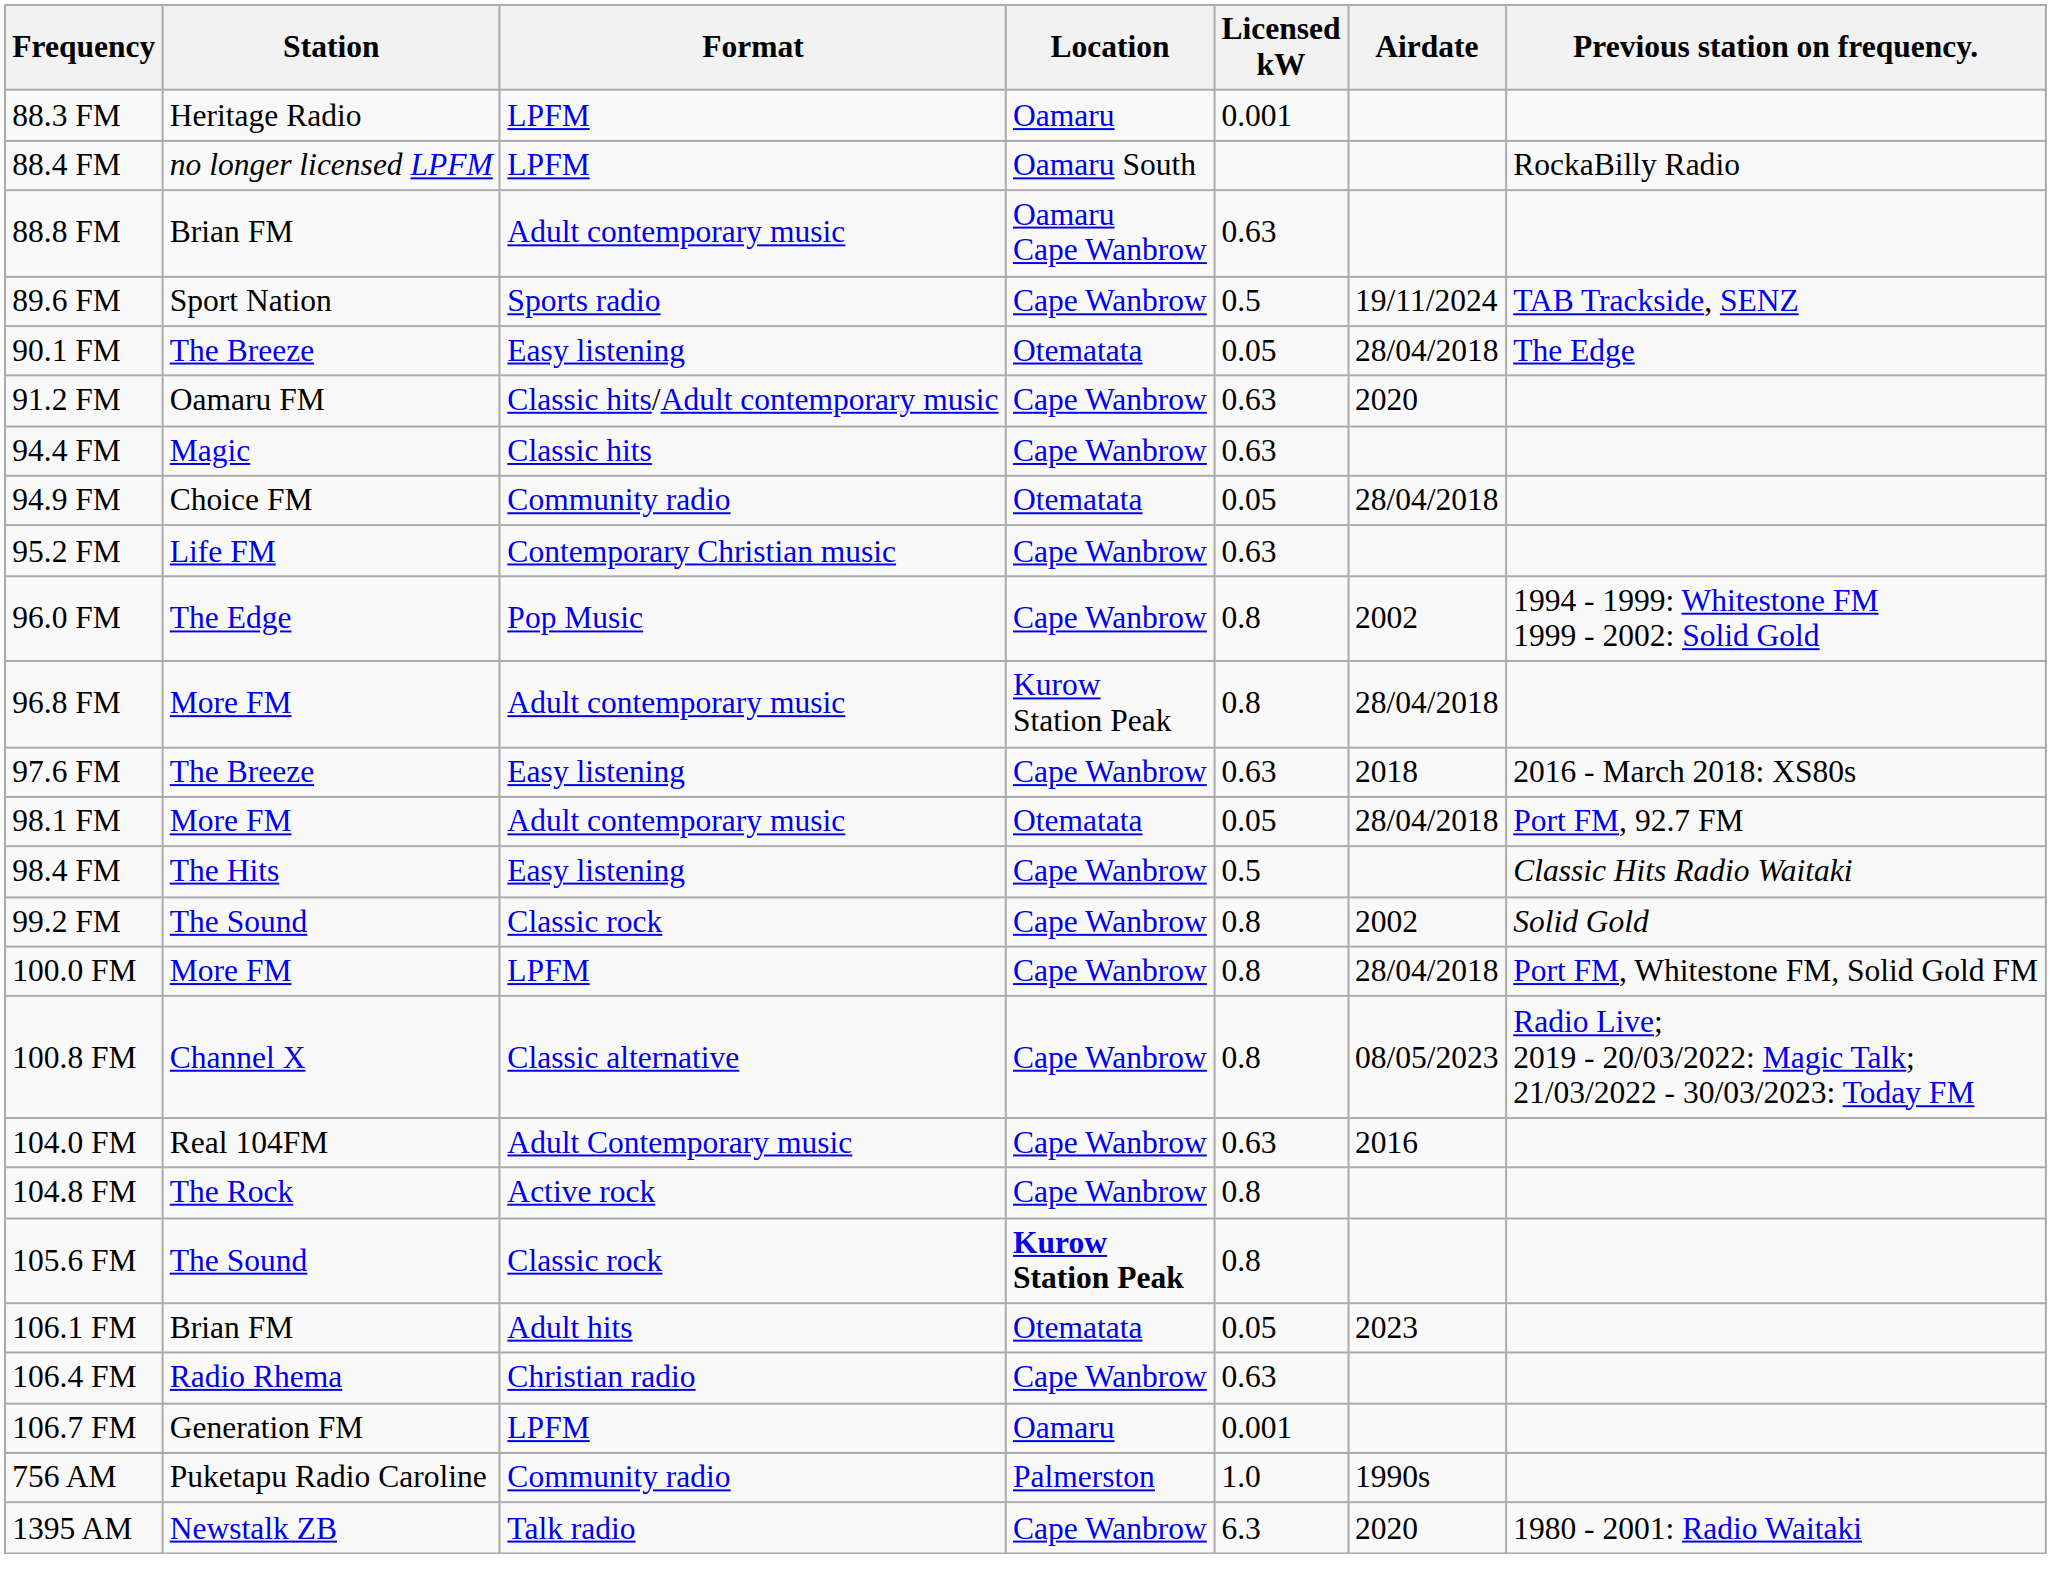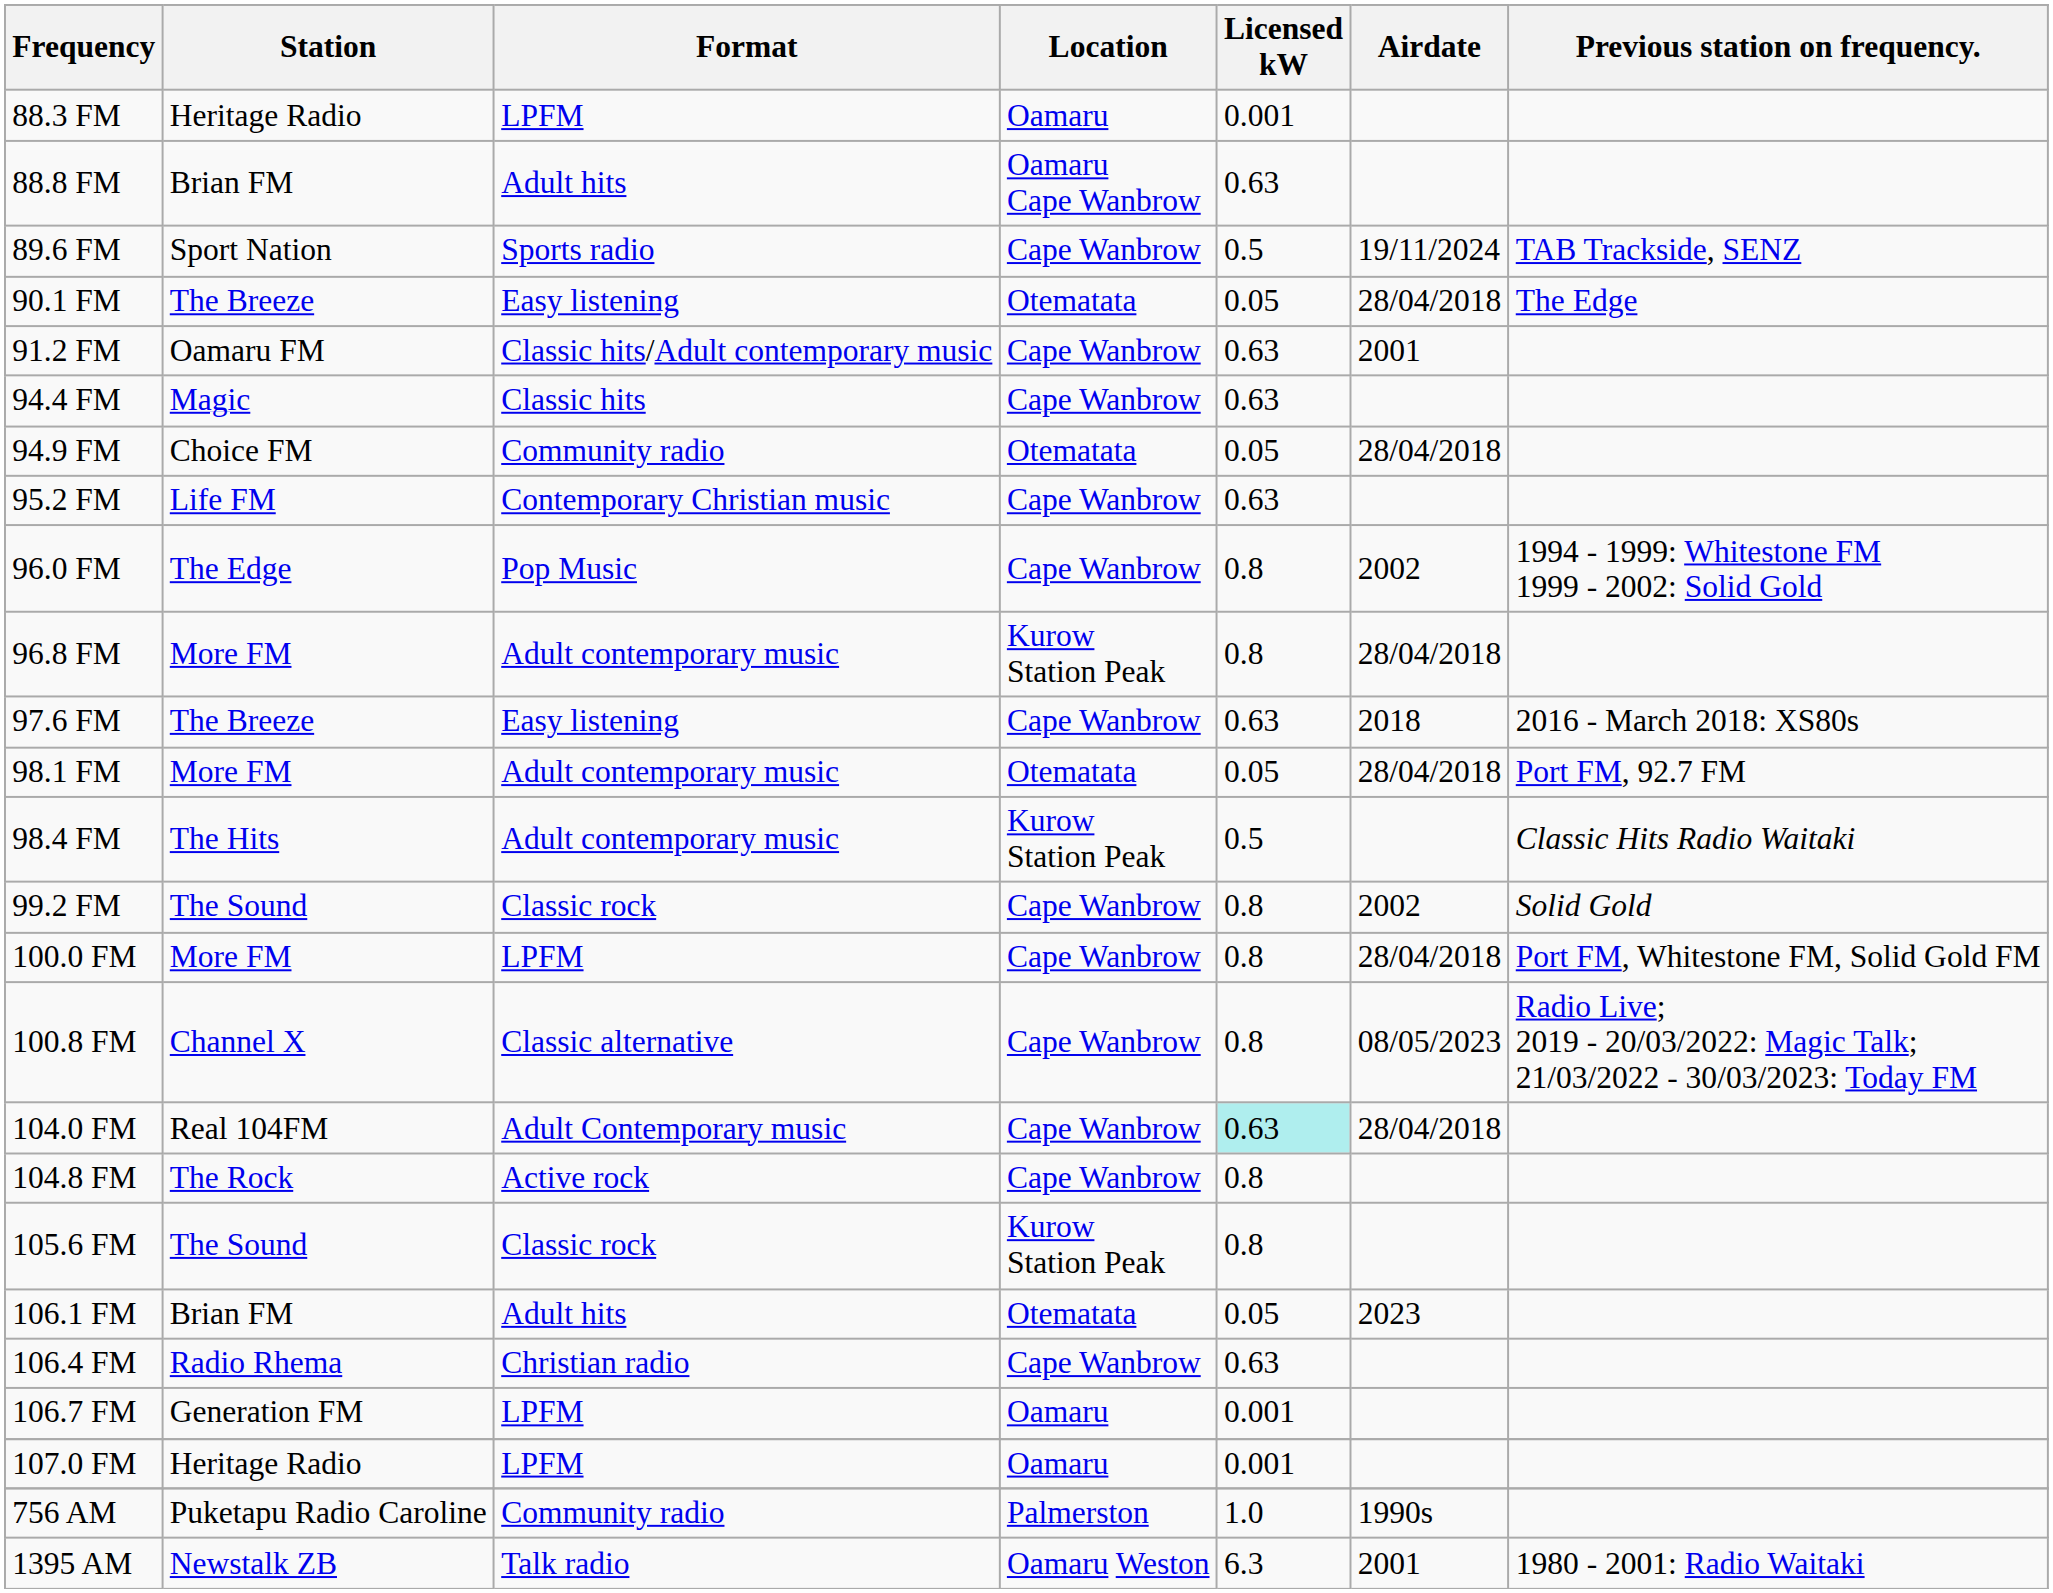- row: (67, 164)
(676, 232) Adult contemporary music -> (564, 182) Adult hits
(1387, 400) 2020 -> (1389, 350) 2001
(596, 871) Easy listening -> (670, 838) Adult contemporary music
(1110, 871) Cape Wanbrow -> (1086, 838) Kurow Station Peak
(1249, 1142) no background -> (1252, 1127) paleturquoise background
(1387, 1142) 2016 -> (1429, 1127) 28/04/2018
(1098, 1259) bold -> (1086, 1245) normal
+ row: (74, 1462)
(1110, 1527) Cape Wanbrow -> (1108, 1562) Oamaru Weston
(1387, 1527) 2020 -> (1389, 1562) 2001
